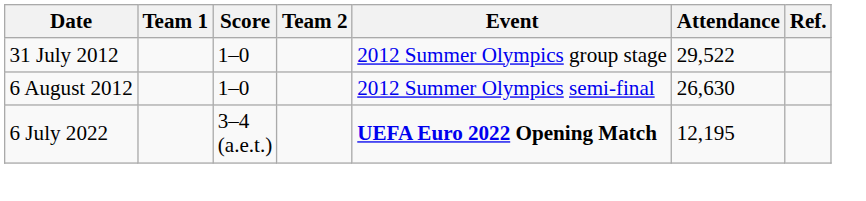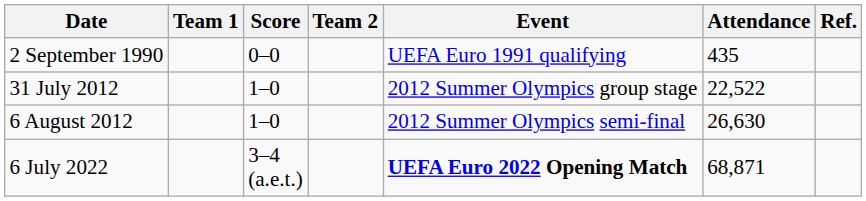+ row: (86, 54)
(706, 54) 29,522 -> (736, 88) 22,522
(706, 133) 12,195 -> (736, 167) 68,871
